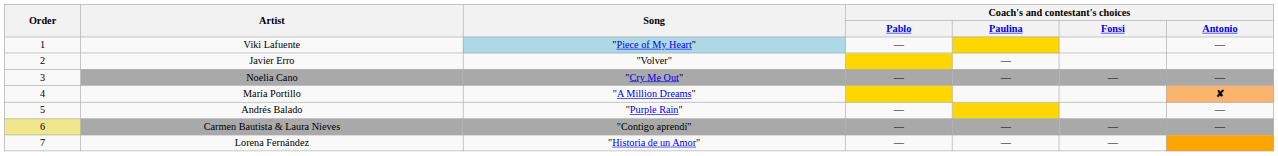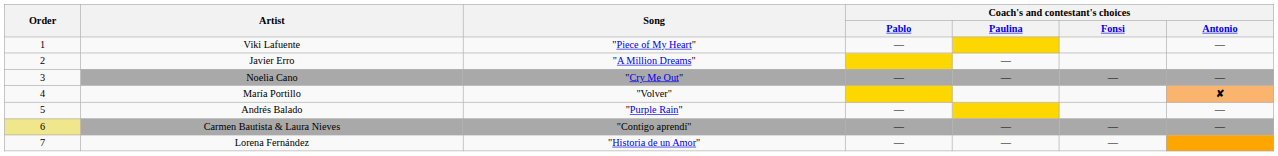(654, 45) lightblue background -> (654, 45) no background
(654, 61) "Volver" -> (654, 61) "A Million Dreams"
(654, 94) "A Million Dreams" -> (654, 94) "Volver"
